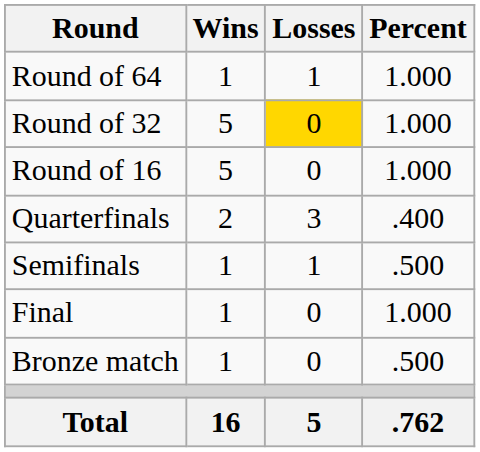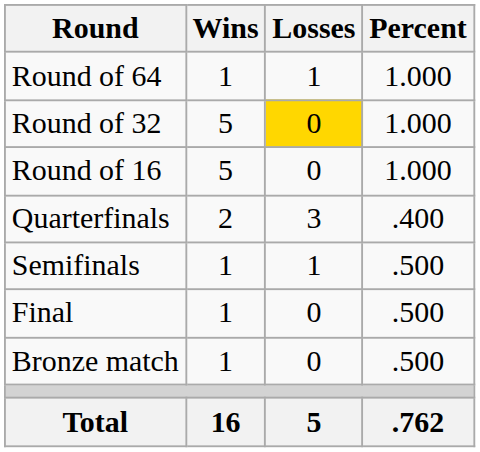(418, 312) 1.000 -> (418, 312) .500
